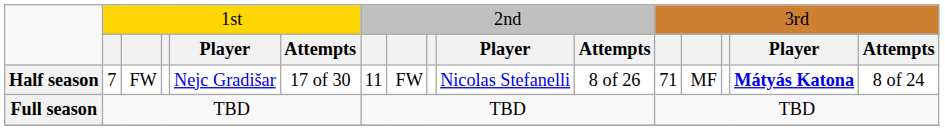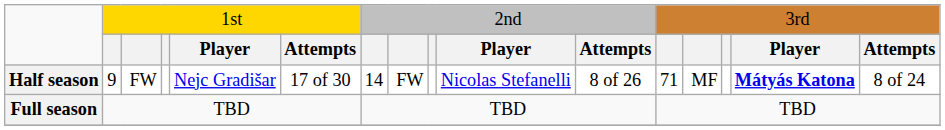(112, 79) 7 -> (112, 79) 9
(374, 79) 11 -> (374, 79) 14
